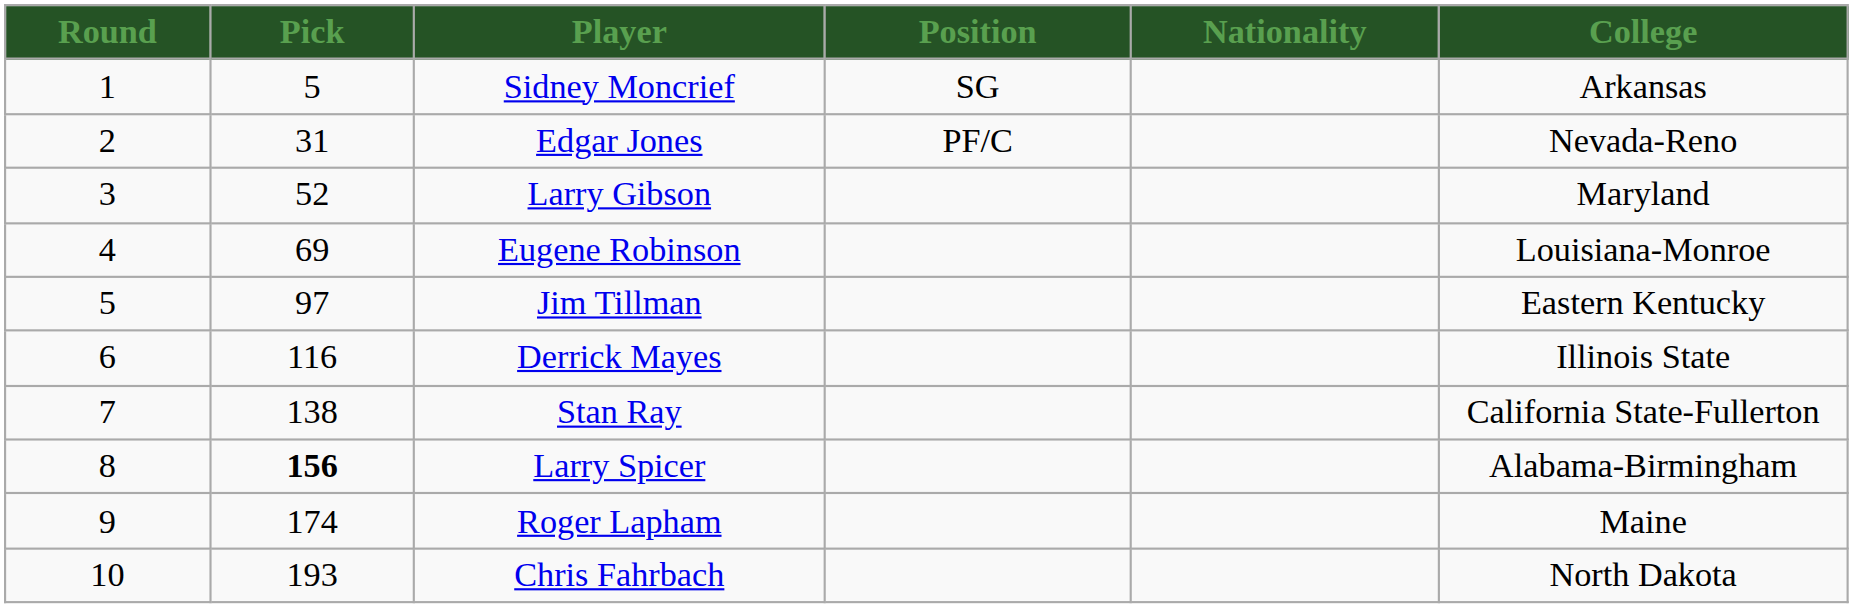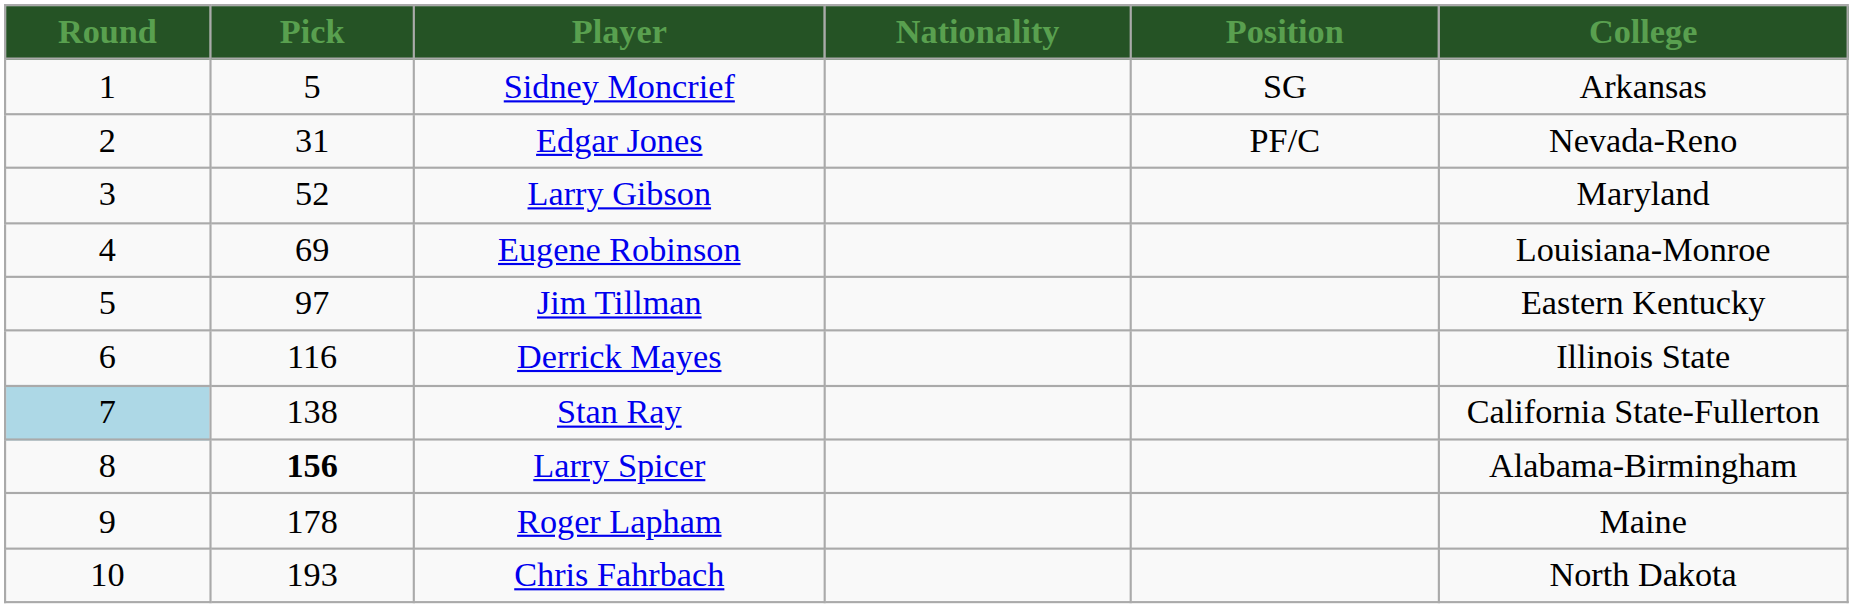columns swapped: (978, 31) <-> (1285, 31)
(107, 411) no background -> (107, 411) lightblue background
(312, 520) 174 -> (312, 520) 178
